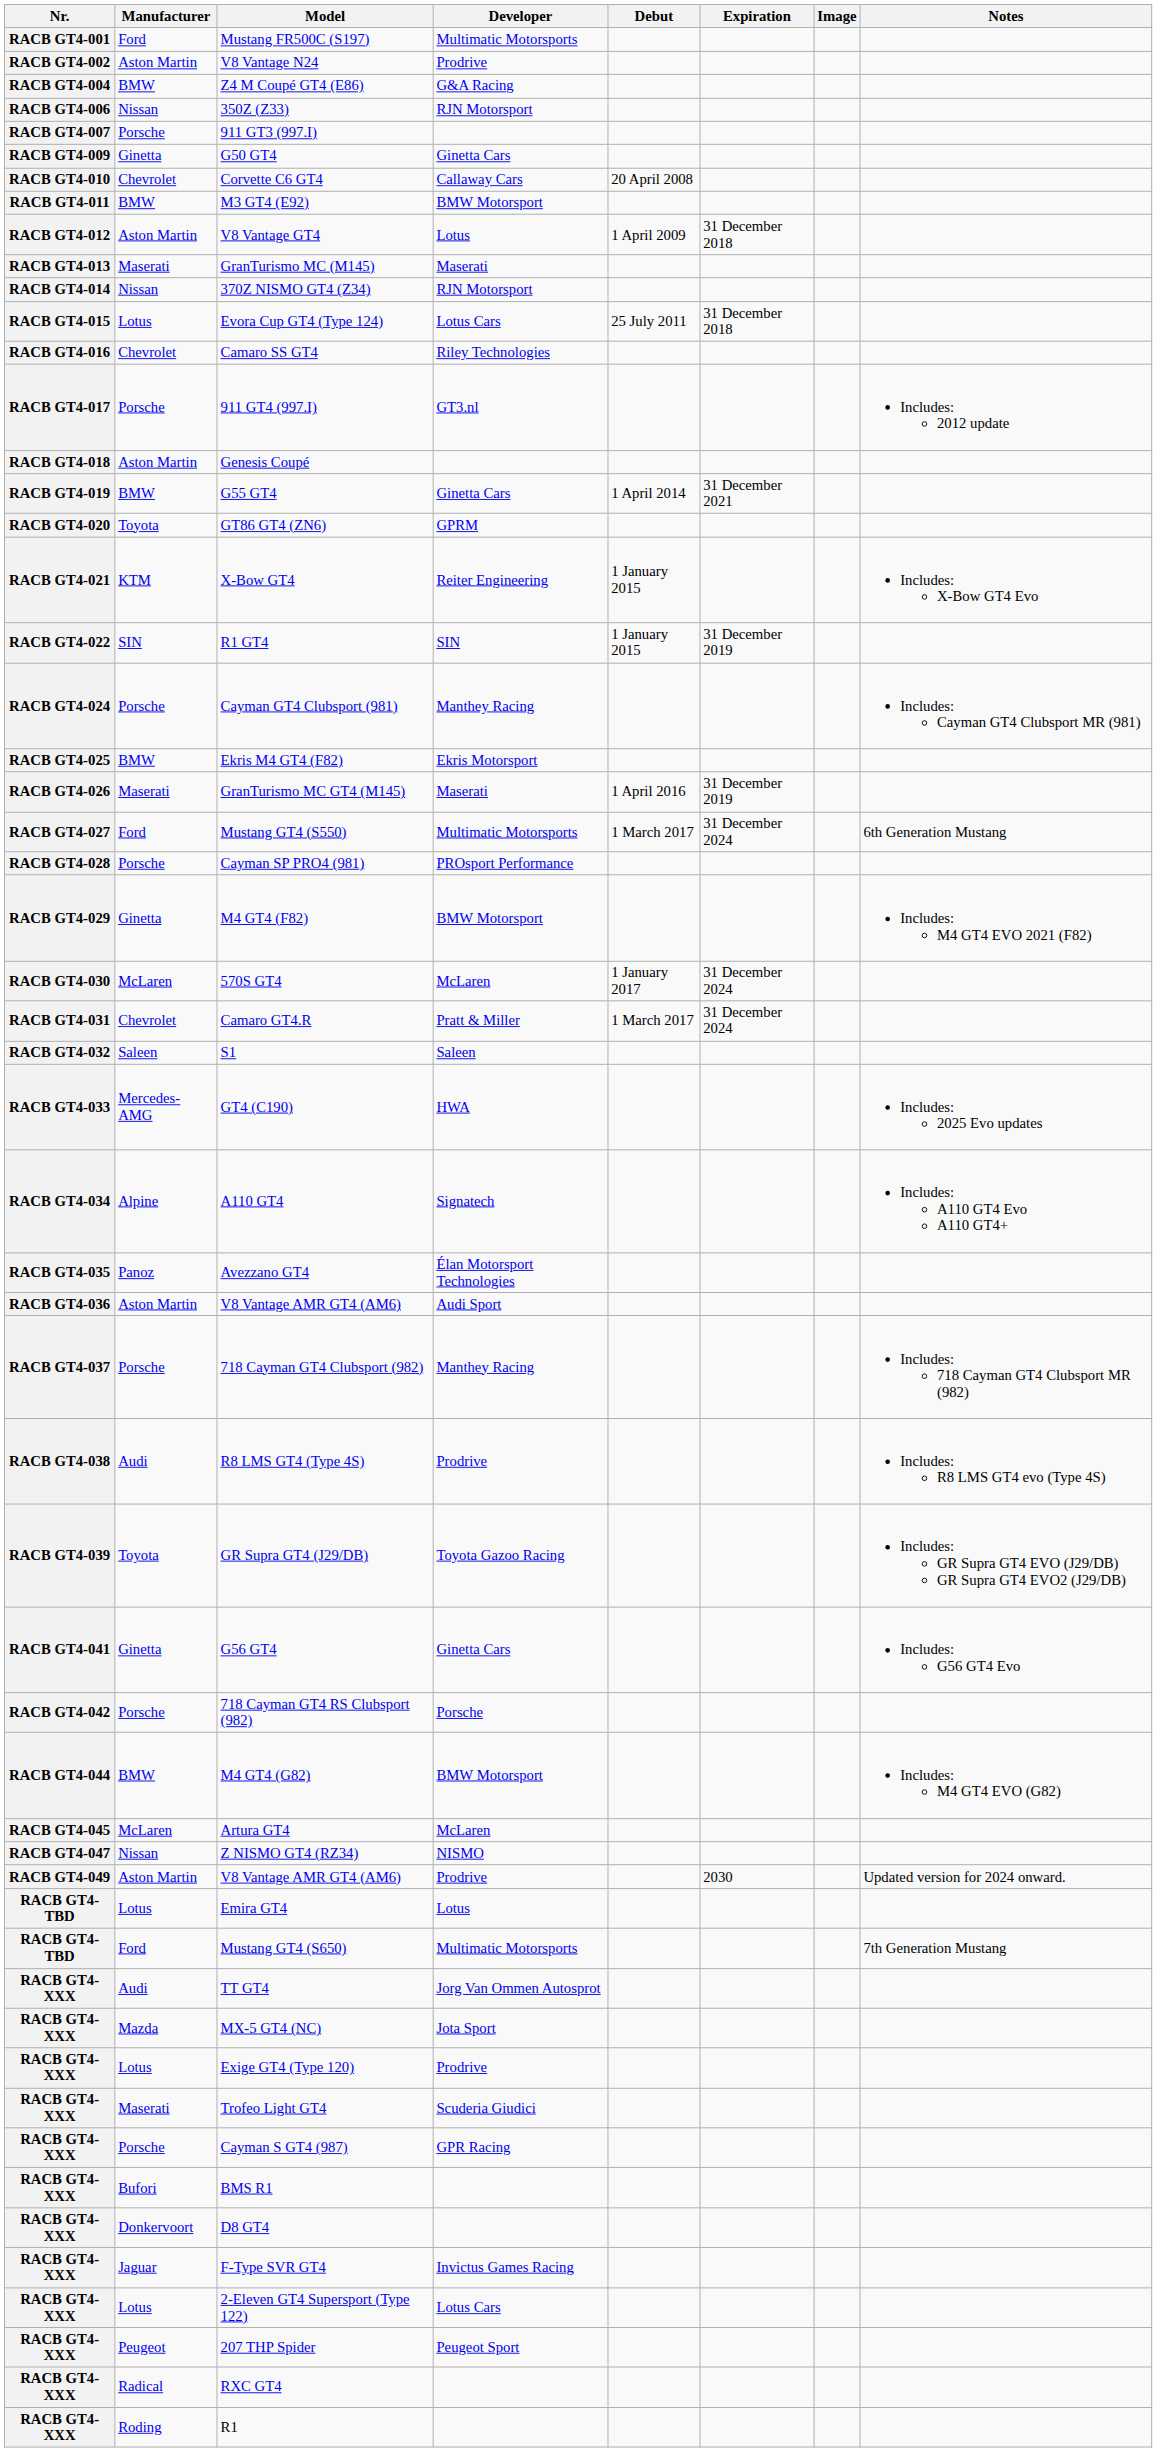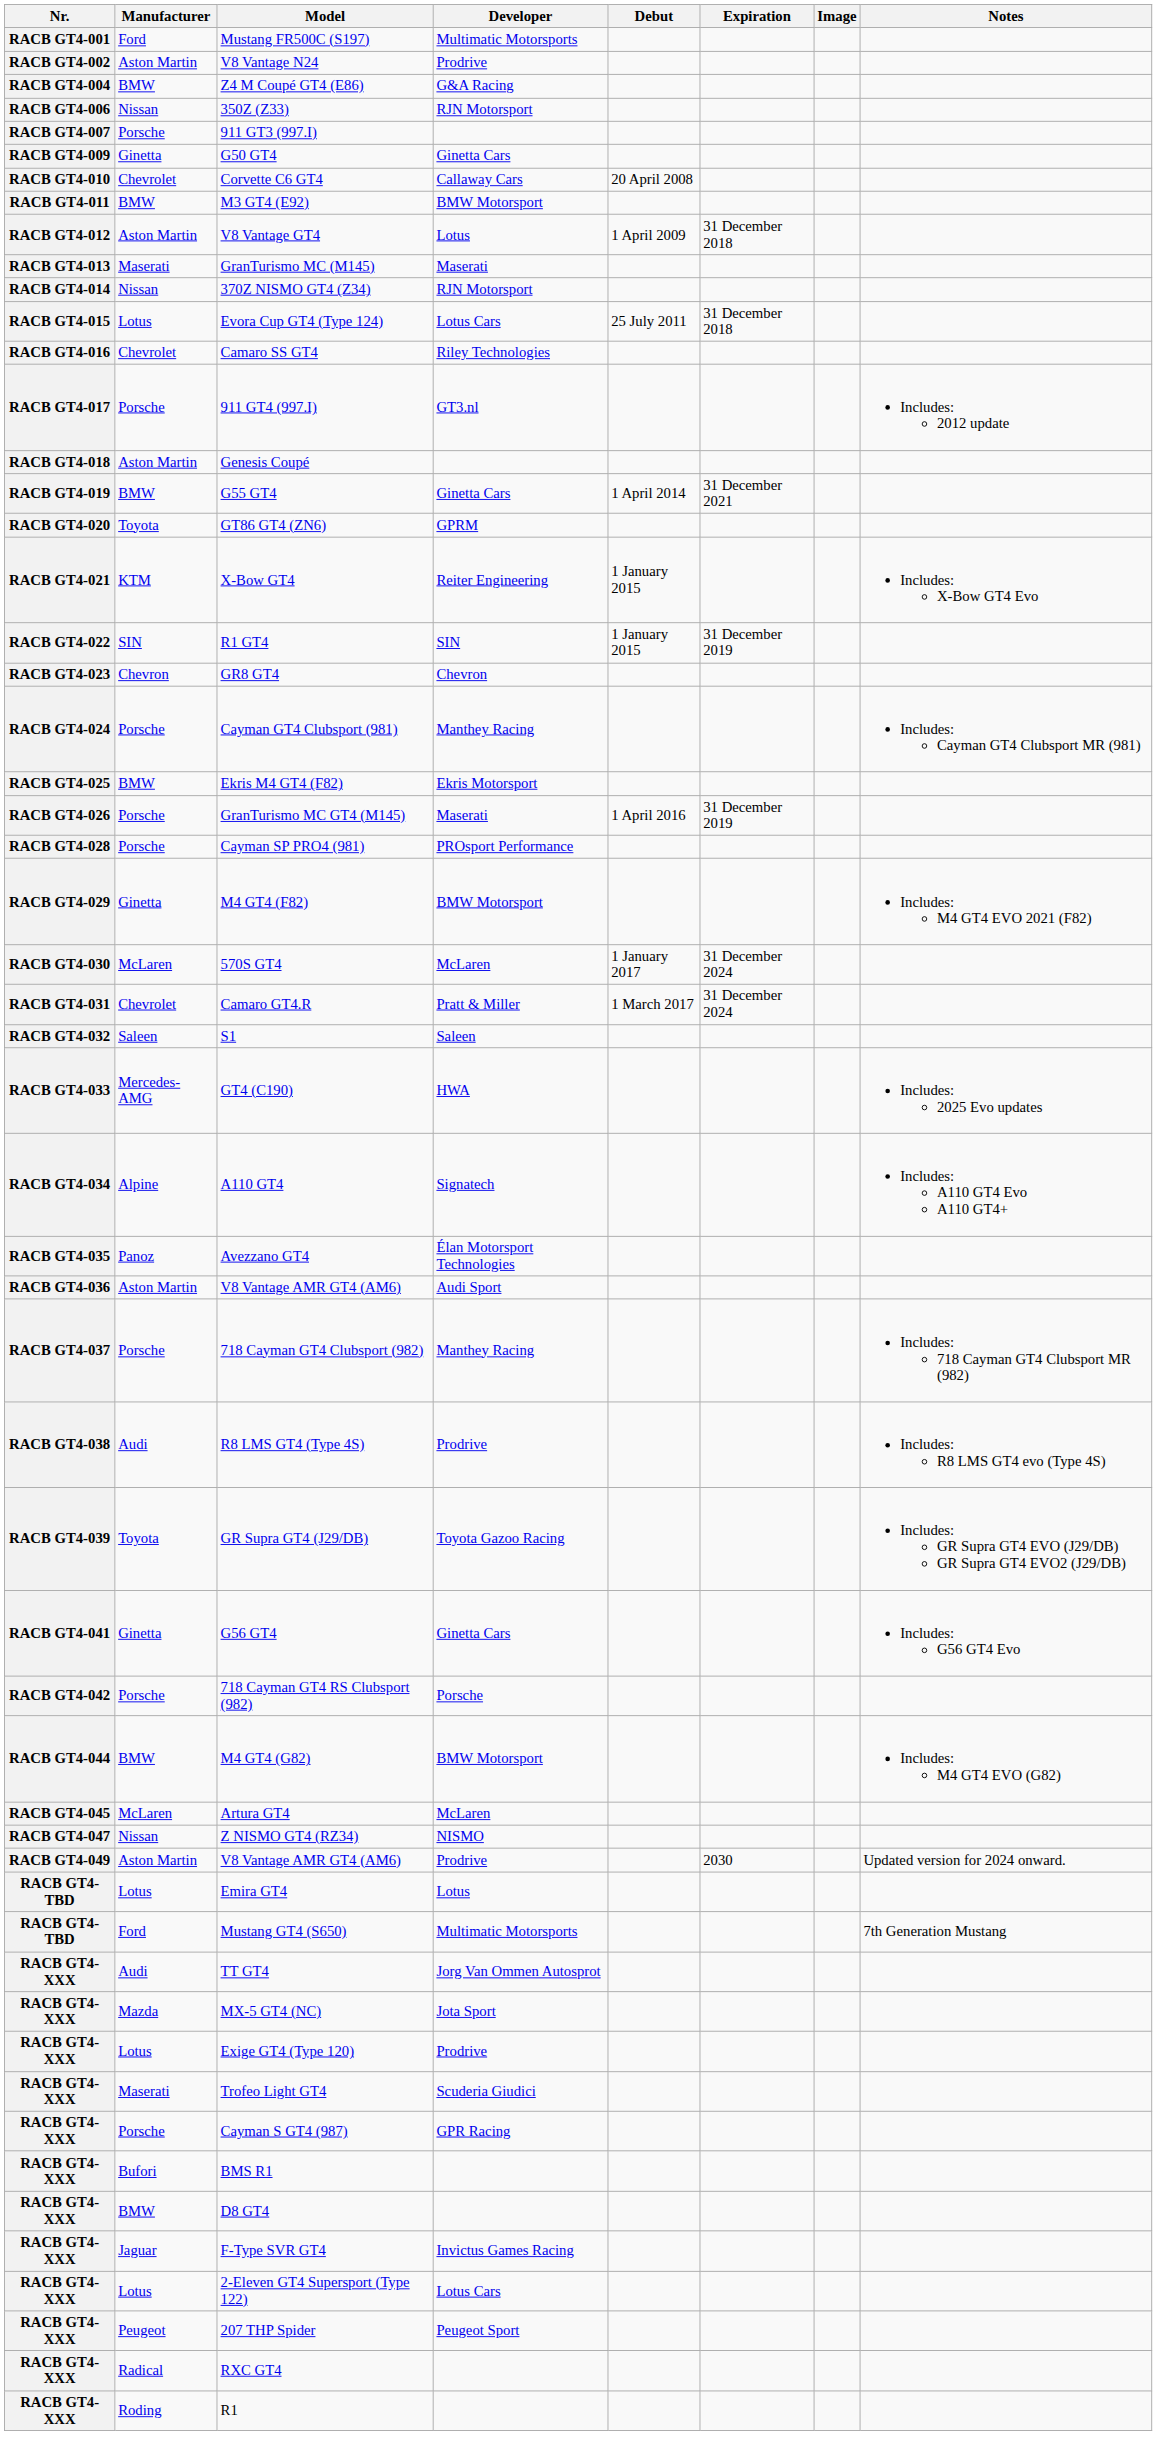+ row: (60, 674)
(144, 791) Maserati -> (141, 815) Porsche
- row: (60, 831)
(156, 2227) Donkervoort -> (137, 2211) BMW
